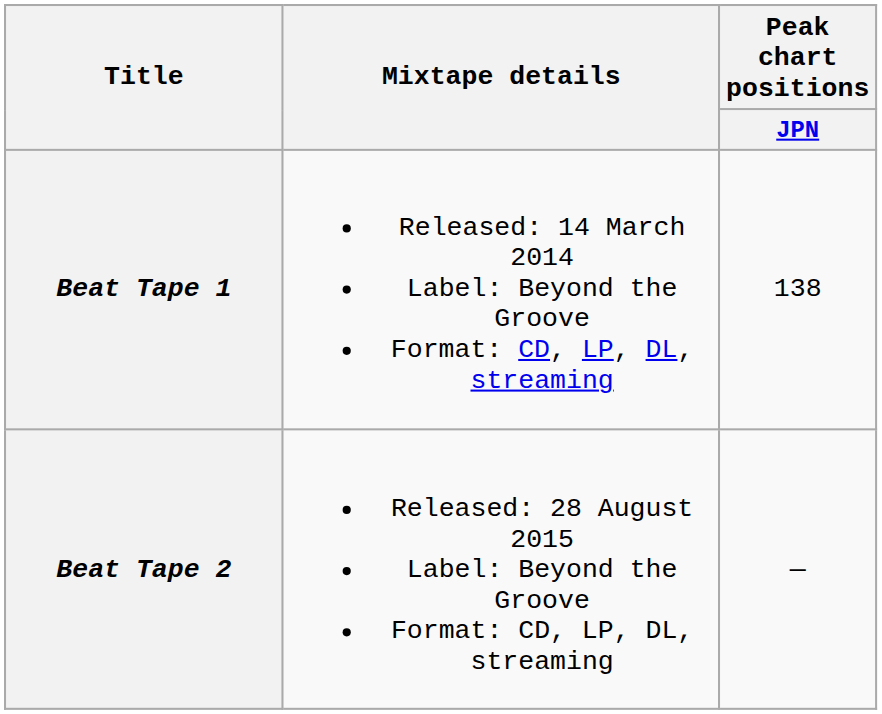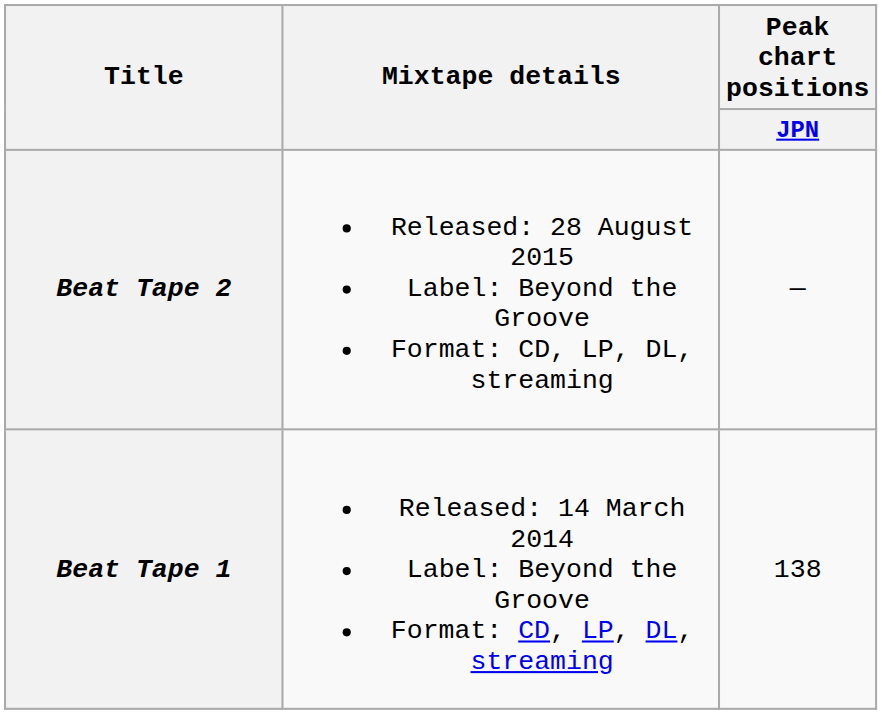rows swapped: (144, 289) <-> (144, 569)
